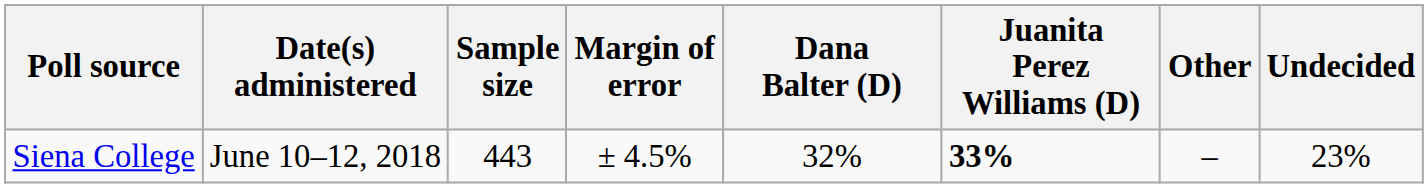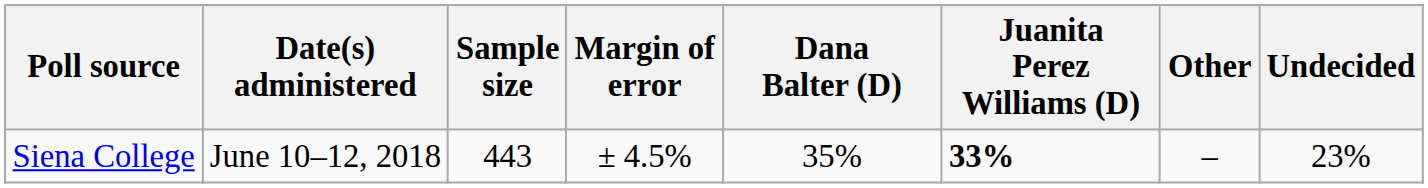(832, 155) 32% -> (832, 155) 35%
